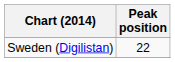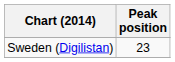(143, 47) 22 -> (143, 47) 23
